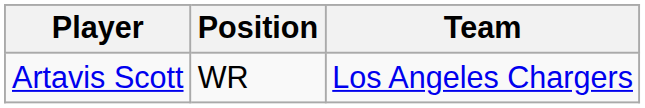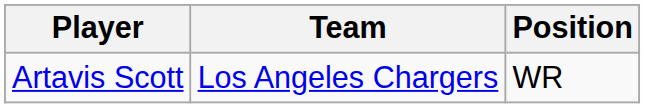columns swapped: (483, 28) <-> (258, 28)
